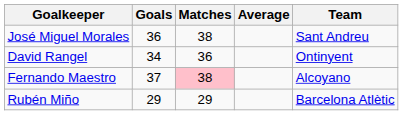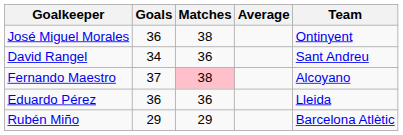(332, 36) Sant Andreu -> (324, 36) Ontinyent
(324, 57) Ontinyent -> (332, 57) Sant Andreu
+ row: (52, 99)
